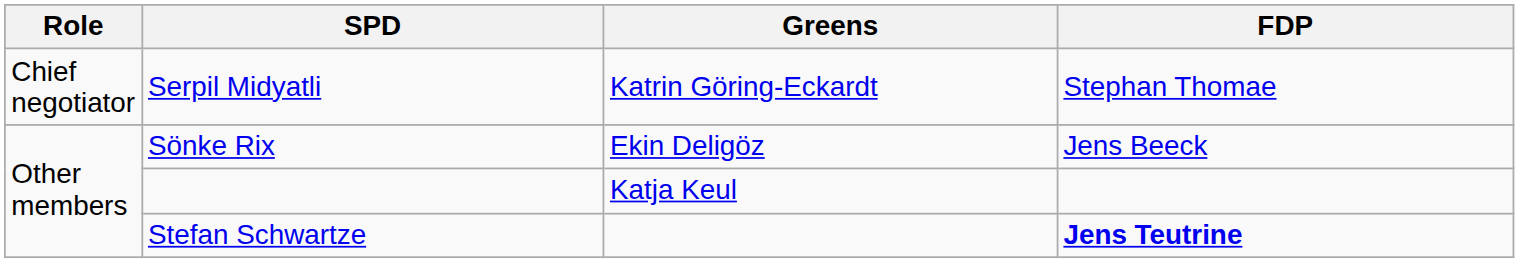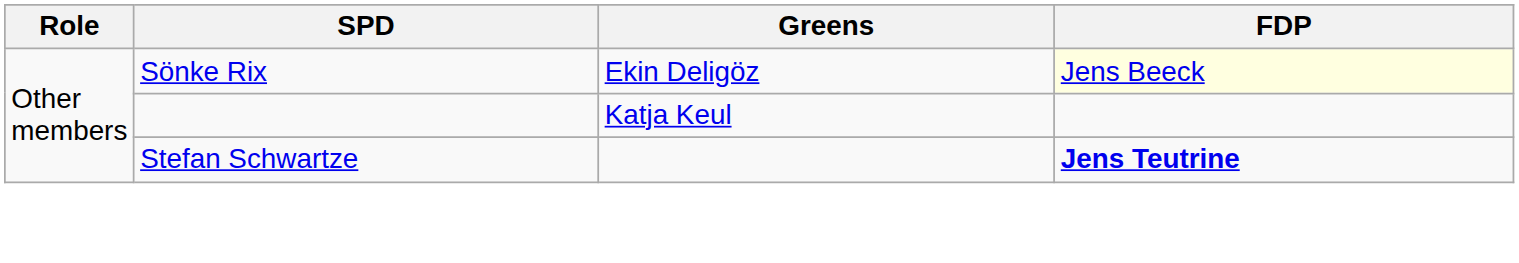- row: (235, 86)
(1135, 146) no background -> (1133, 70) lightyellow background
